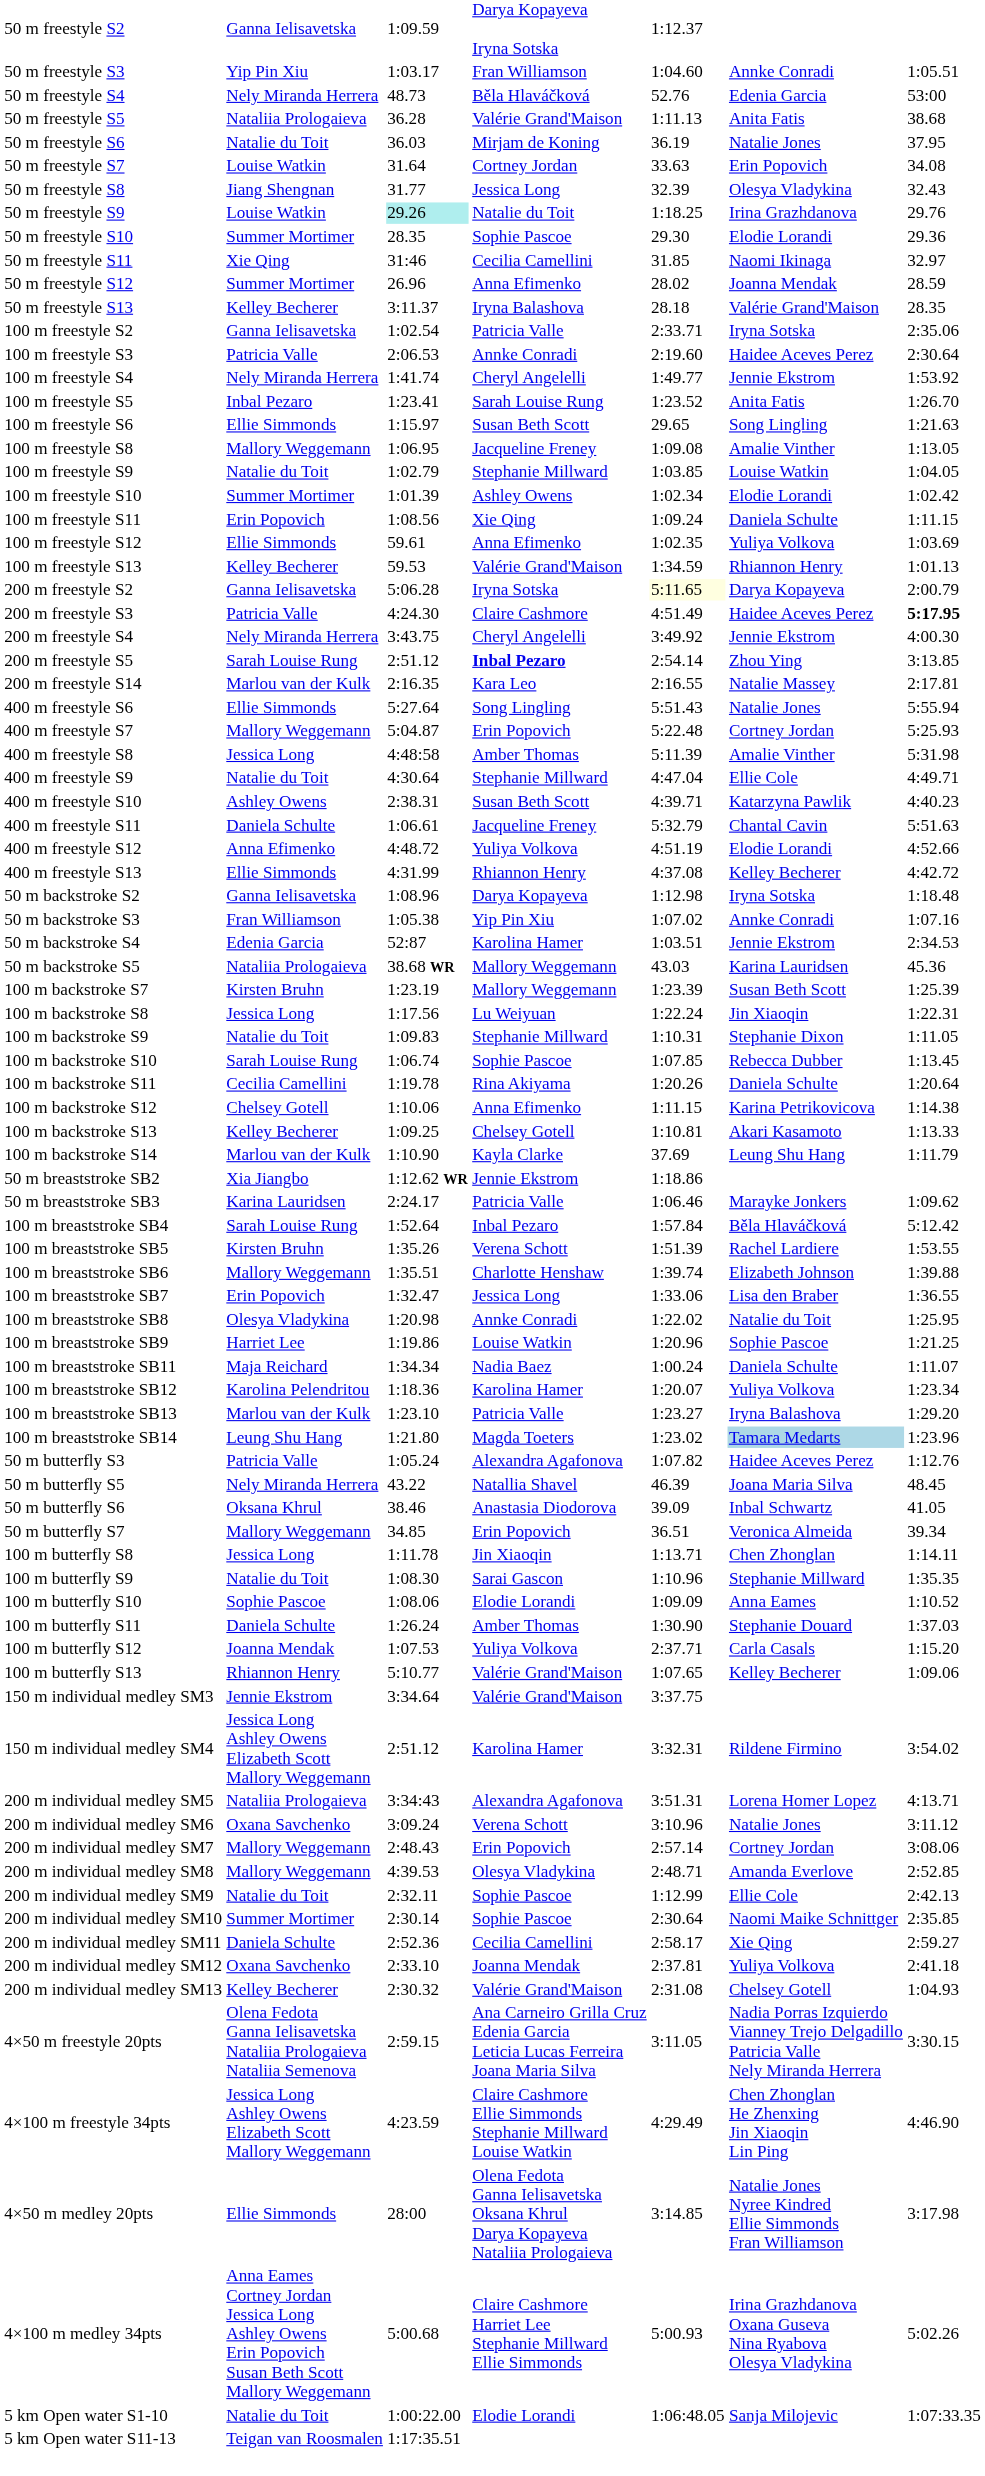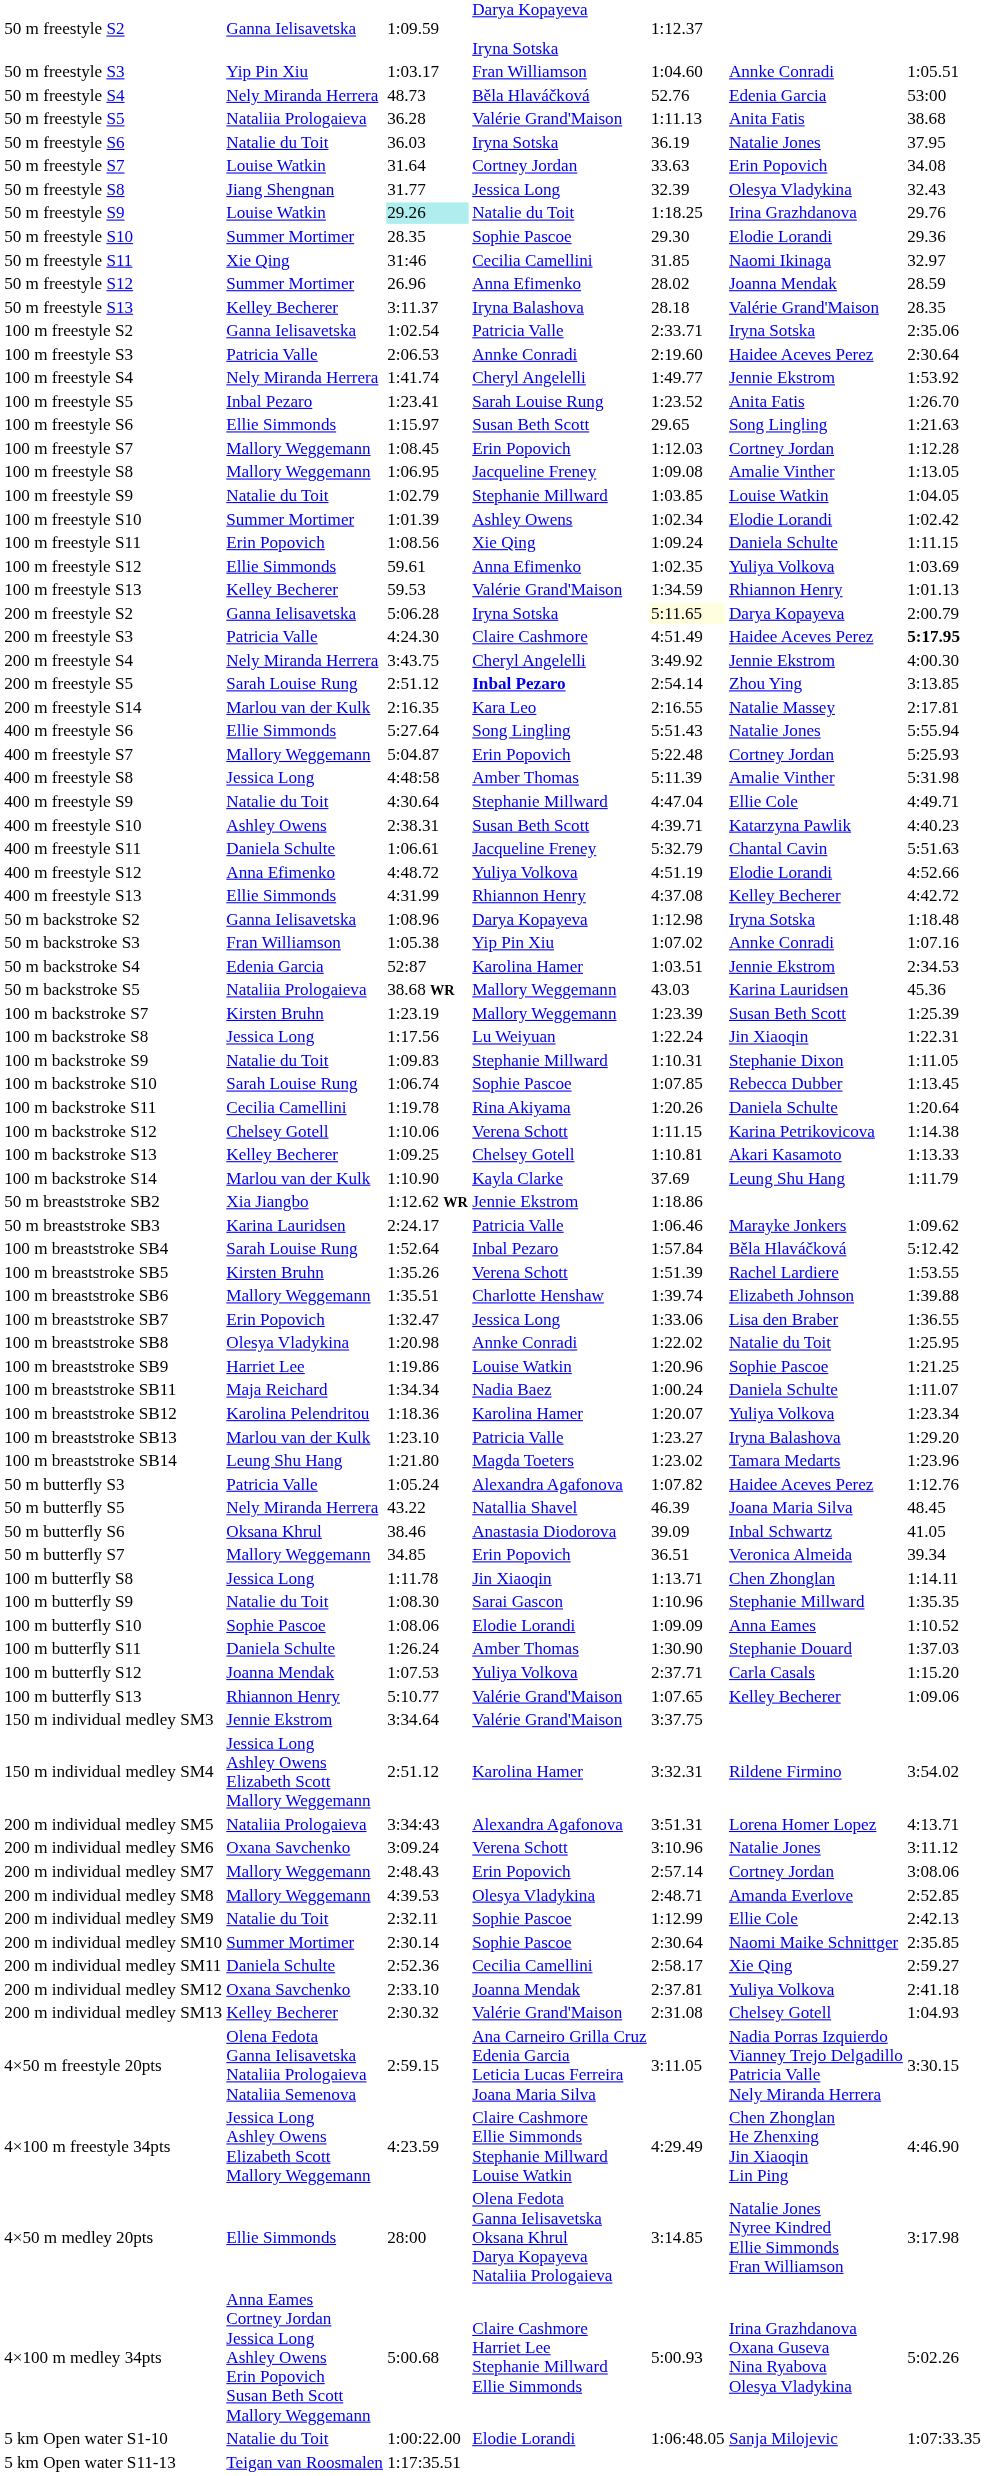(536, 142) Mirjam de Koning -> (515, 142) Iryna Sotska
+ row: (69, 448)
(527, 1107) Anna Efimenko -> (520, 1131) Verena Schott
(785, 1437) lightblue background -> (785, 1460) no background
